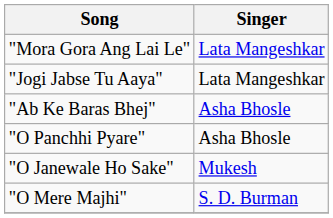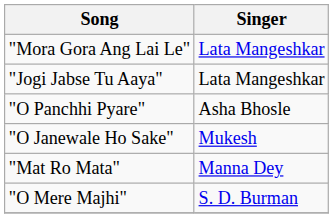- row: (82, 109)
+ row: (64, 168)
